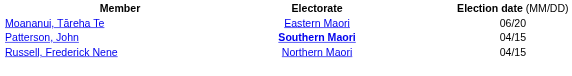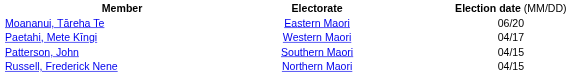+ row: (51, 38)
(317, 38) bold -> (317, 52) normal
